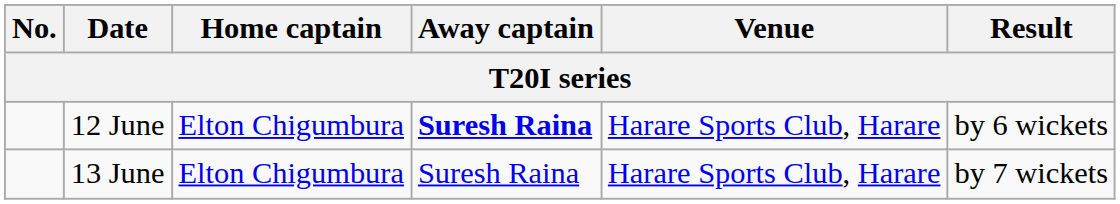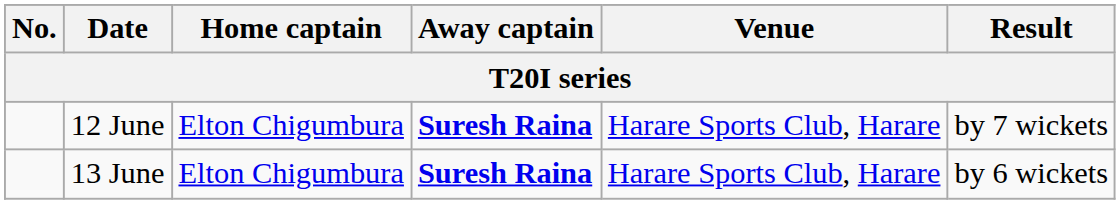(1031, 125) by 6 wickets -> (1031, 125) by 7 wickets
(499, 173) normal -> (505, 173) bold
(1031, 173) by 7 wickets -> (1031, 173) by 6 wickets
